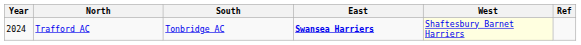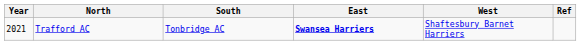(16, 29) 2024 -> (16, 29) 2021
(469, 29) lightyellow background -> (469, 29) no background
